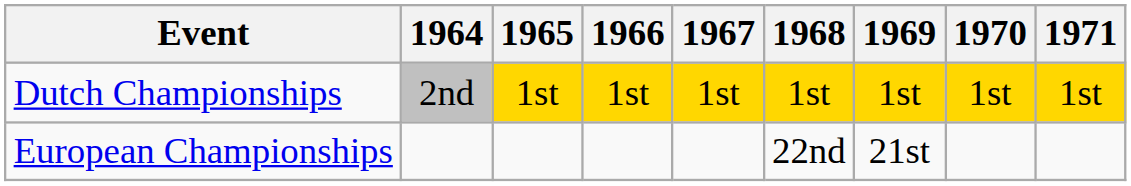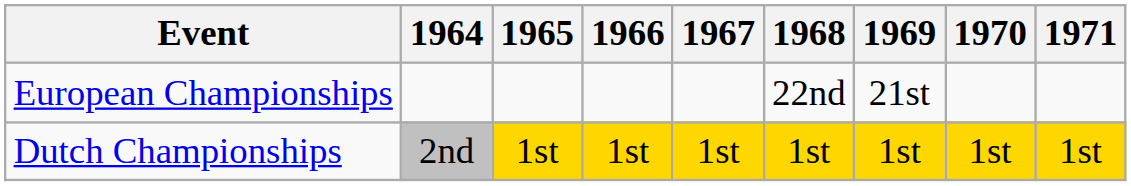rows swapped: (203, 150) <-> (178, 92)
